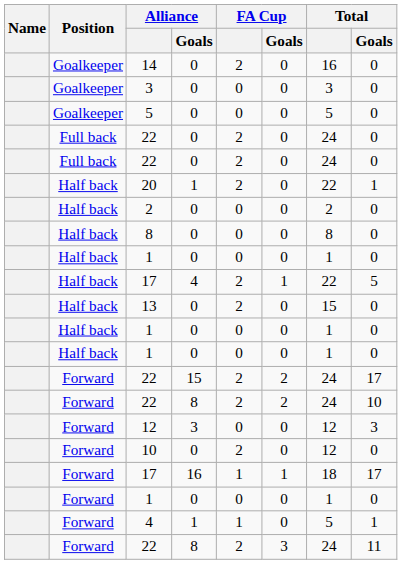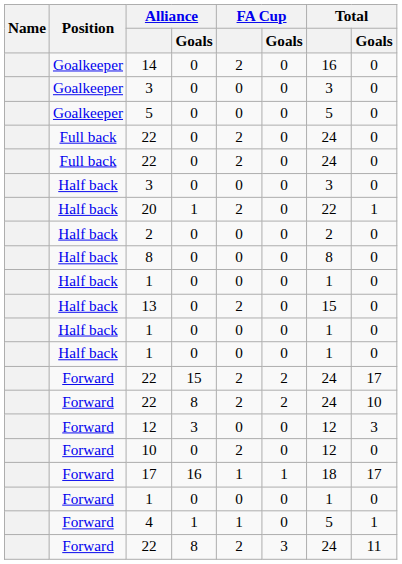+ row: (88, 185)
- row: (88, 281)
